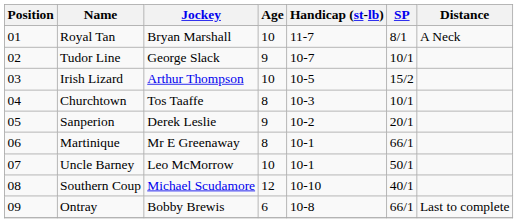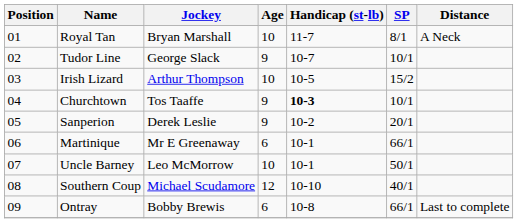(265, 100) 8 -> (265, 100) 9
(302, 100) normal -> (302, 100) bold
(265, 143) 8 -> (265, 143) 6
